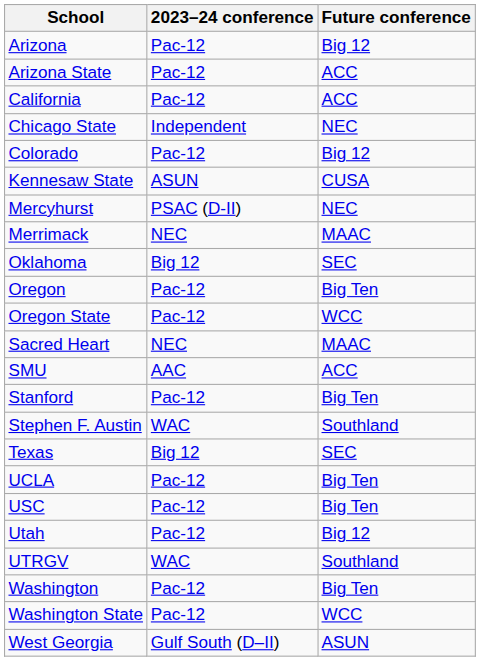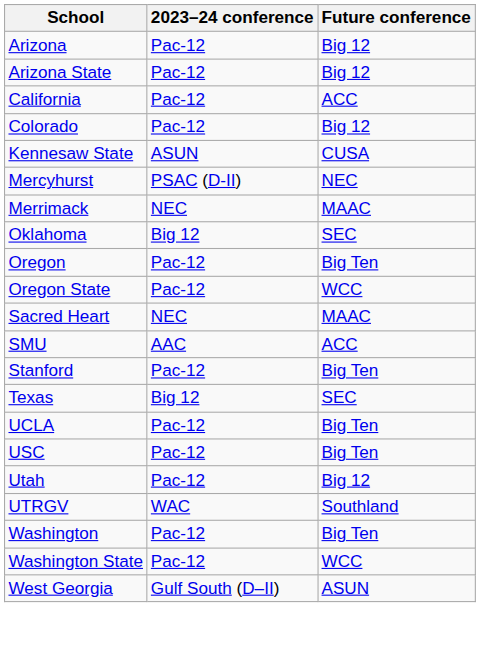(340, 72) ACC -> (346, 72) Big 12
- row: (62, 126)
- row: (75, 425)
